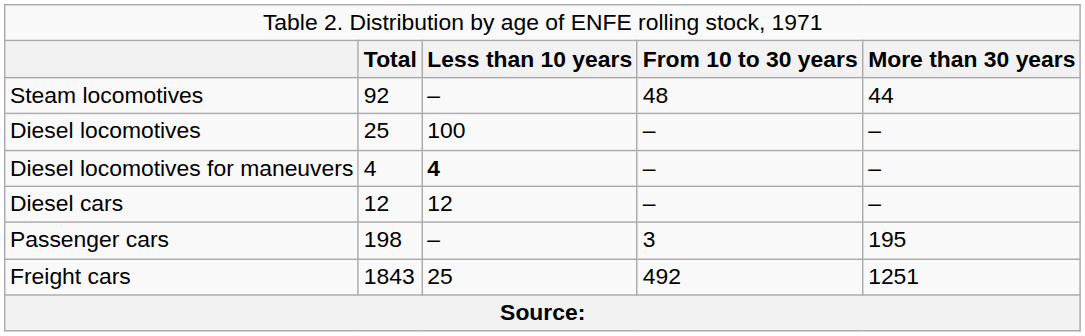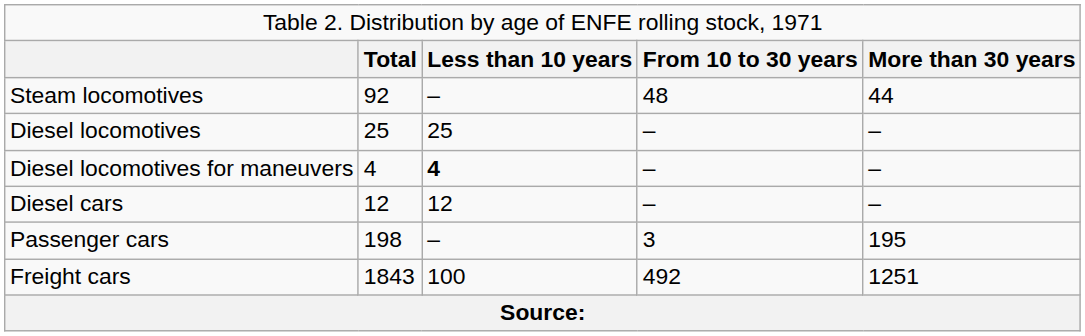(446, 131) 100 -> (440, 131) 25
(440, 276) 25 -> (446, 276) 100
